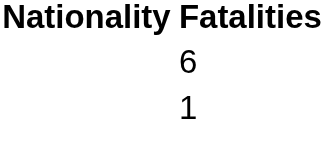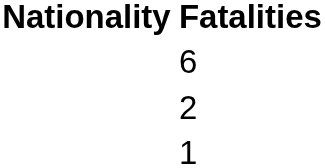+ row: (188, 107)
